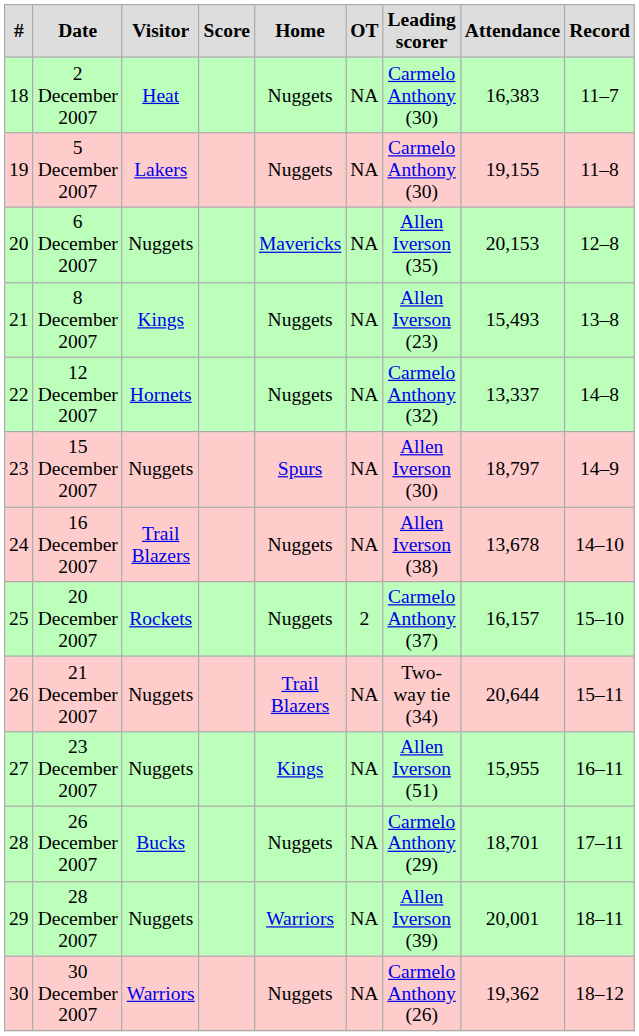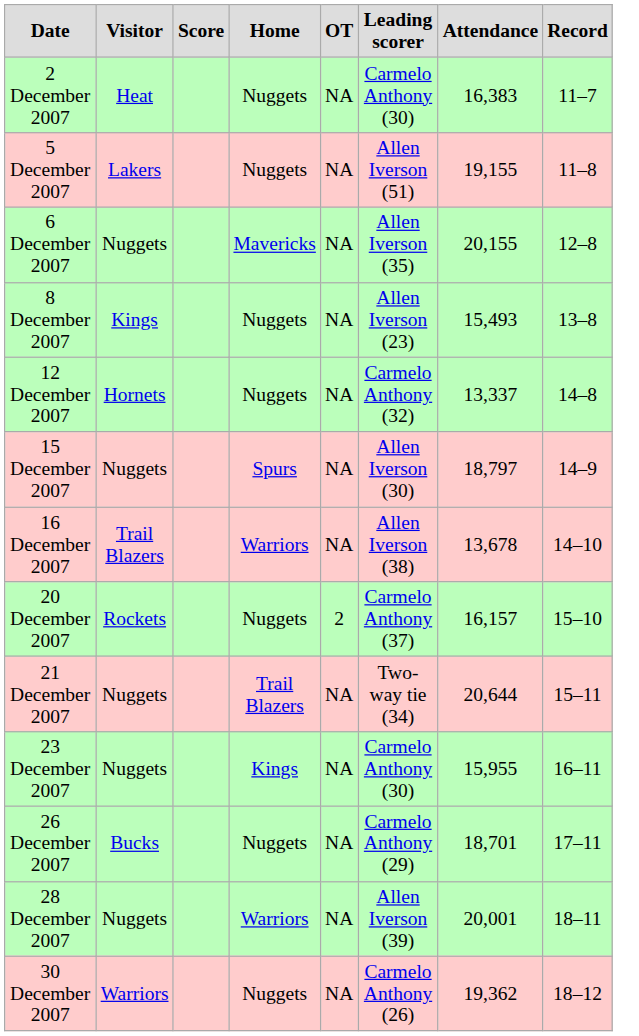- column: (19, 30)
(422, 169) Carmelo Anthony (30) -> (398, 169) Allen Iverson (51)
(513, 244) 20,153 -> (490, 244) 20,155
(300, 544) Nuggets -> (275, 544) Warriors
(422, 768) Allen Iverson (51) -> (398, 768) Carmelo Anthony (30)
